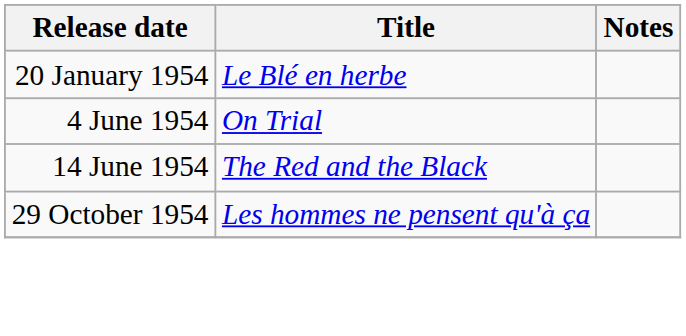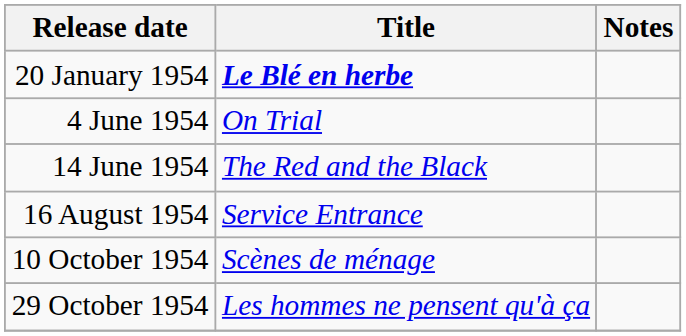(314, 74) normal -> (317, 74) bold
+ row: (116, 213)
+ row: (110, 259)
